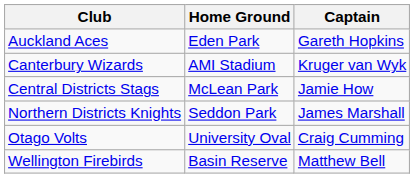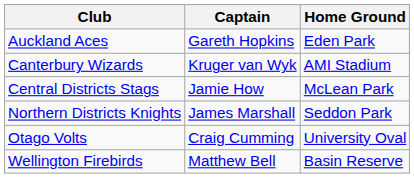columns swapped: (239, 17) <-> (352, 17)
